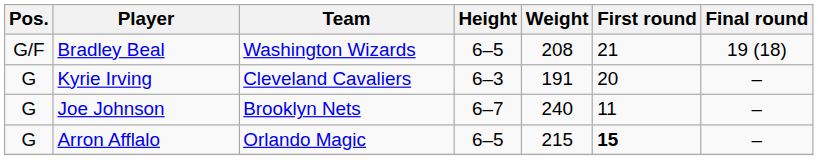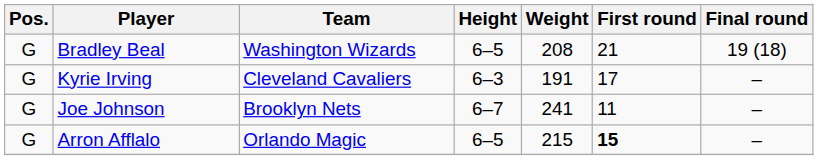(29, 49) G/F -> (29, 49) G
(608, 79) 20 -> (608, 79) 17
(557, 109) 240 -> (557, 109) 241
